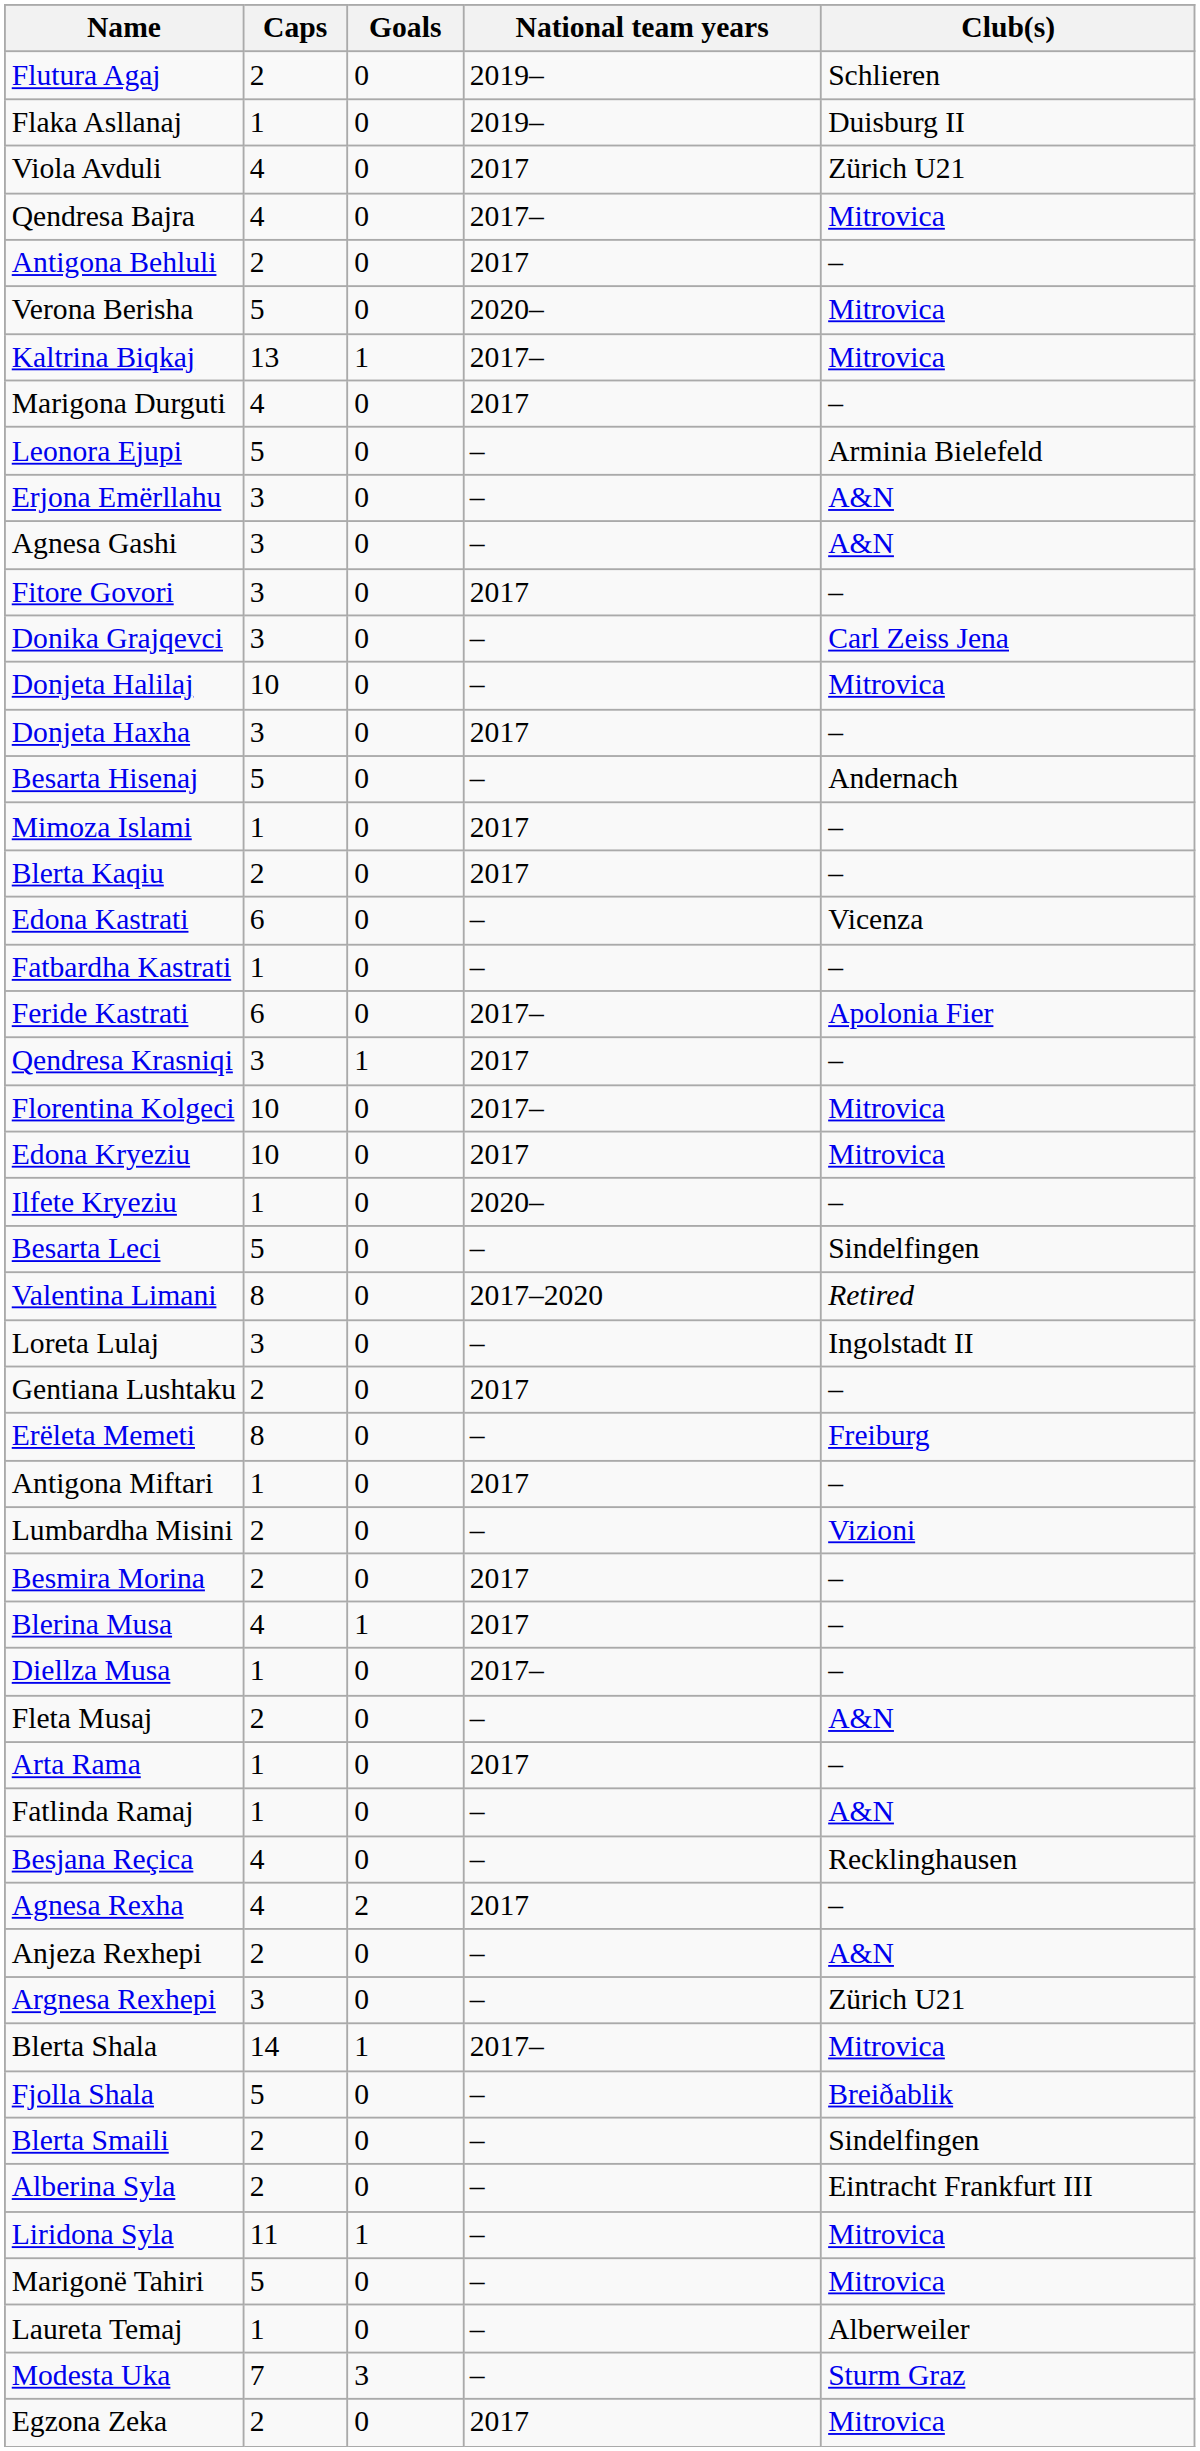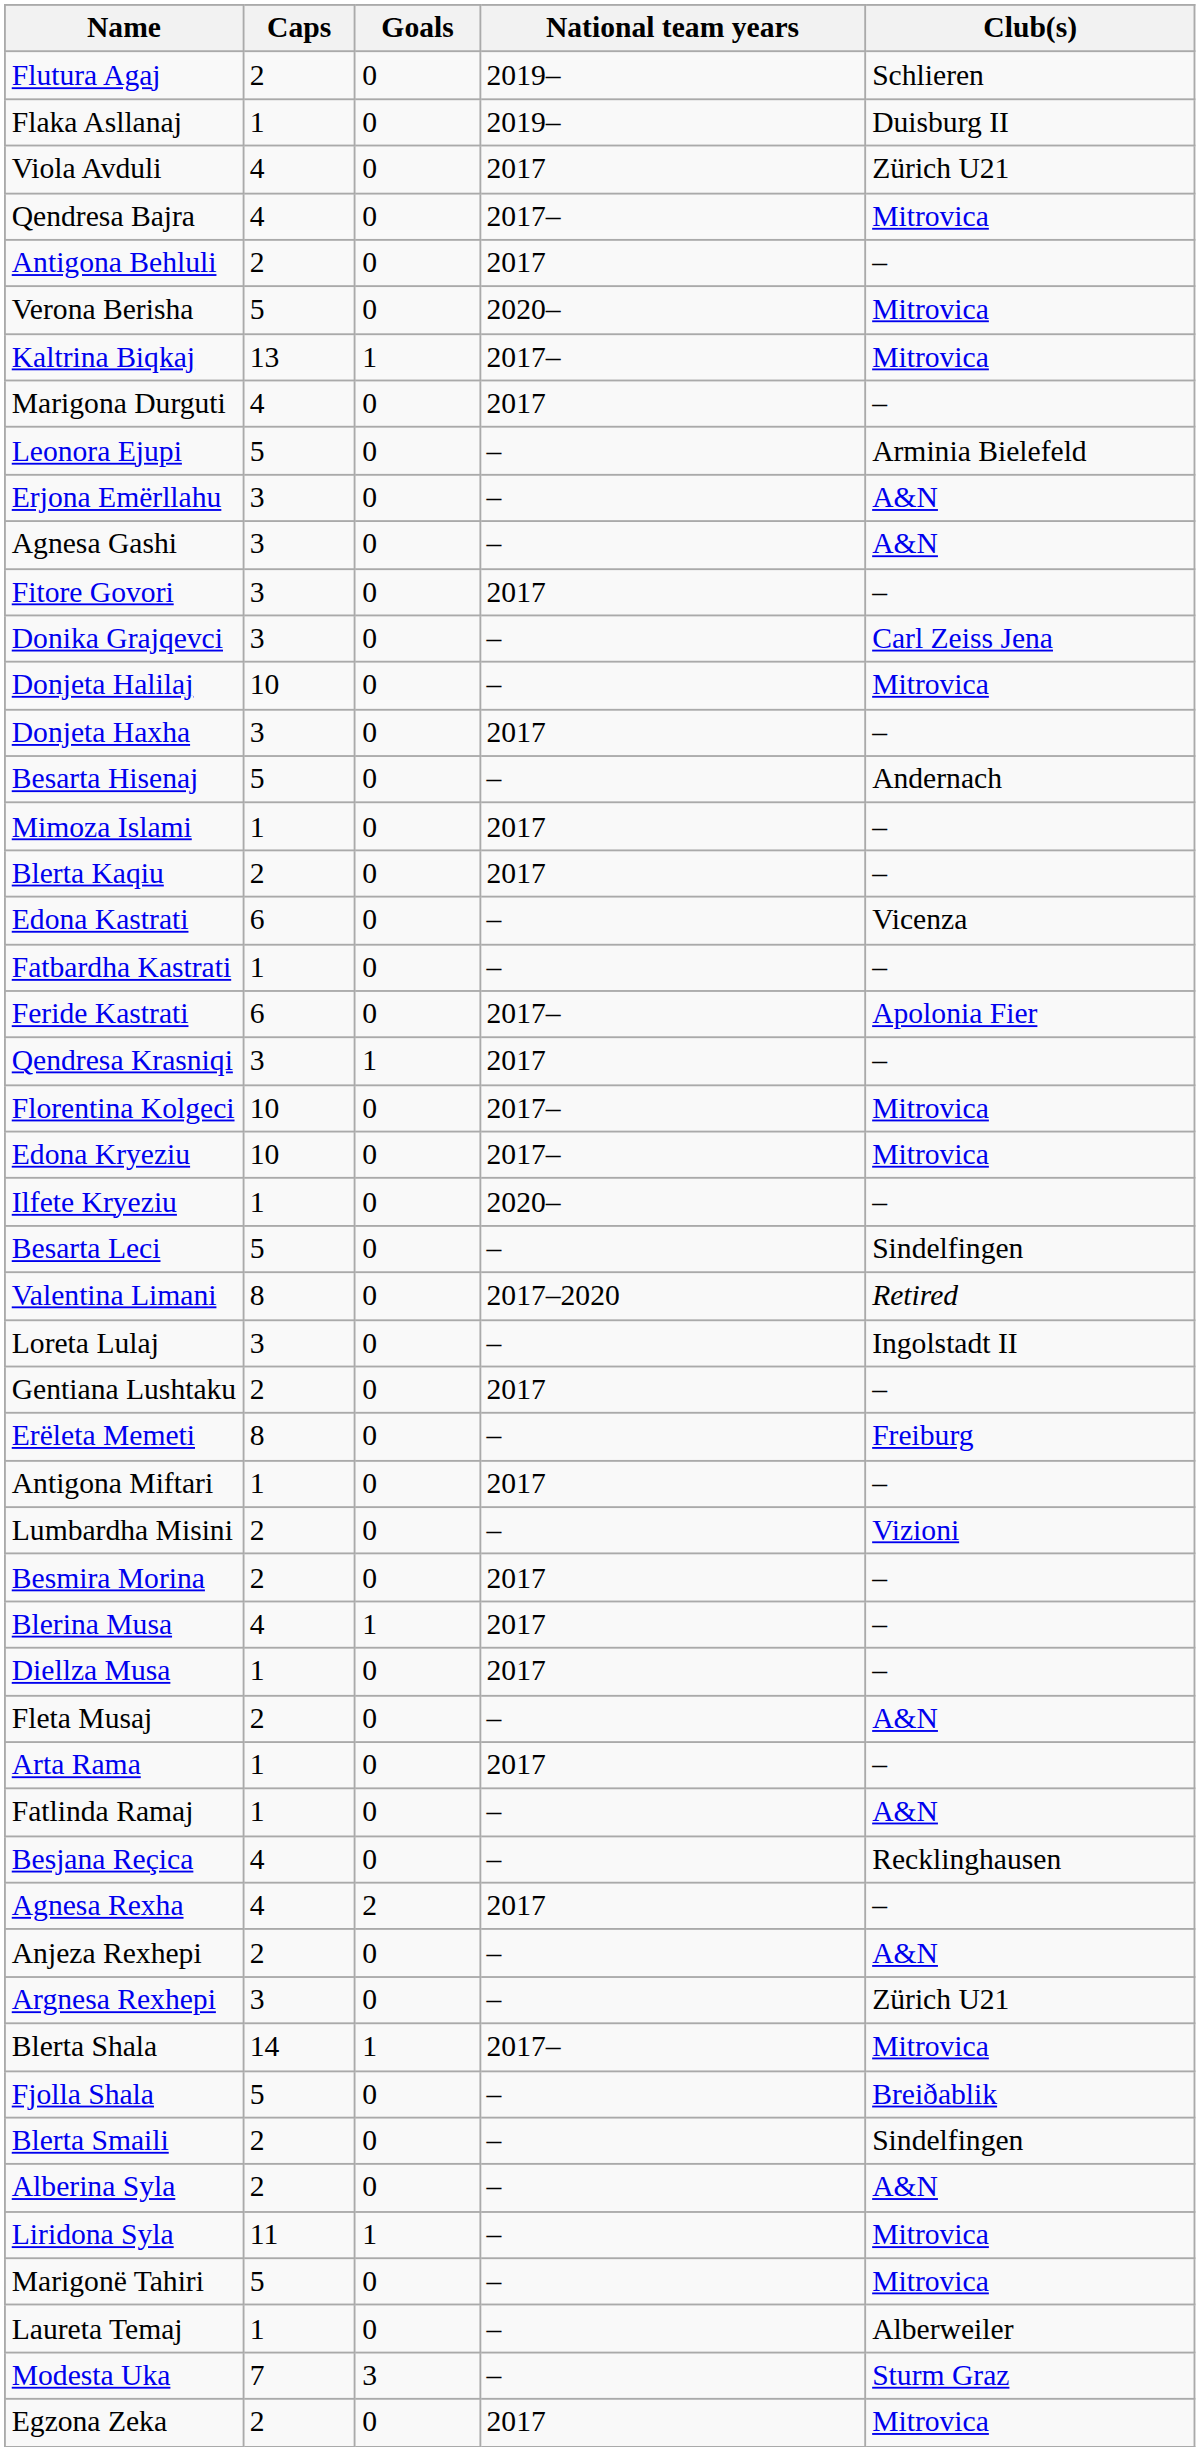(499, 1154) 2017 -> (524, 1154) 2017–
(507, 1671) 2017– -> (516, 1671) 2017
(960, 2187) Eintracht Frankfurt III -> (905, 2187) A&N
